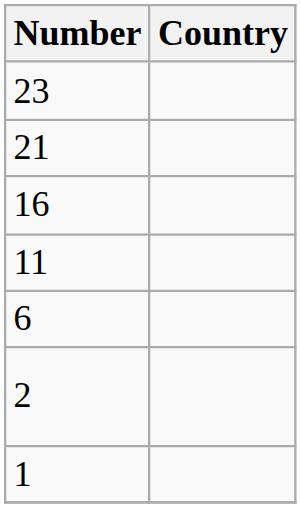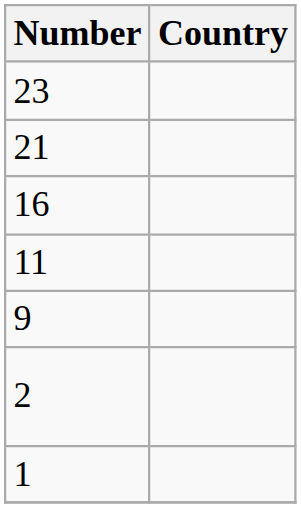+ row: (22, 318)
- row: (22, 318)
